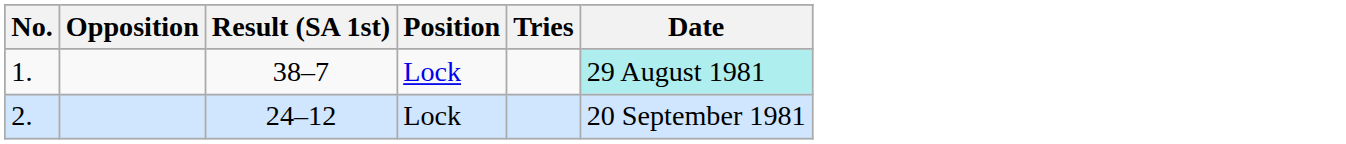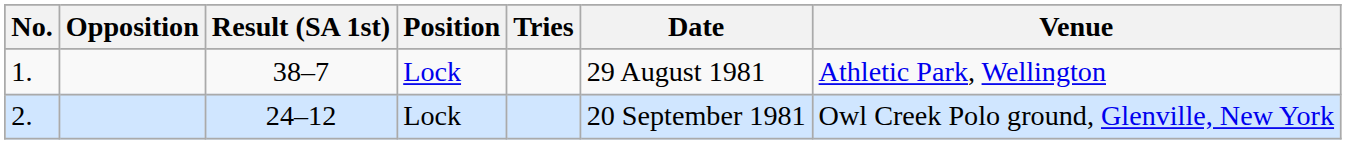+ column: (1076, 26)
(676, 71) paleturquoise background -> (676, 71) no background
